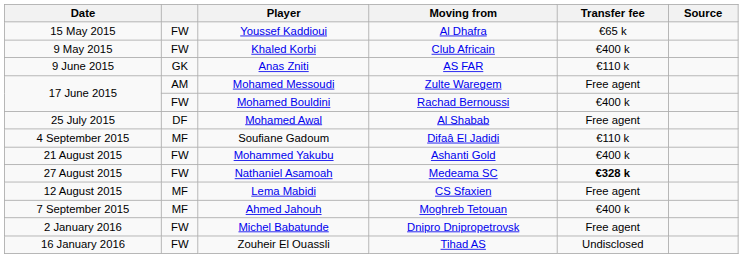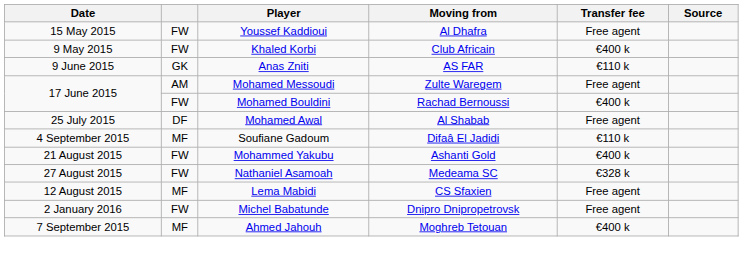(613, 31) €65 k -> (613, 31) Free agent
(613, 173) bold -> (613, 173) normal
rows swapped: (284, 209) <-> (284, 226)
- row: (284, 244)
